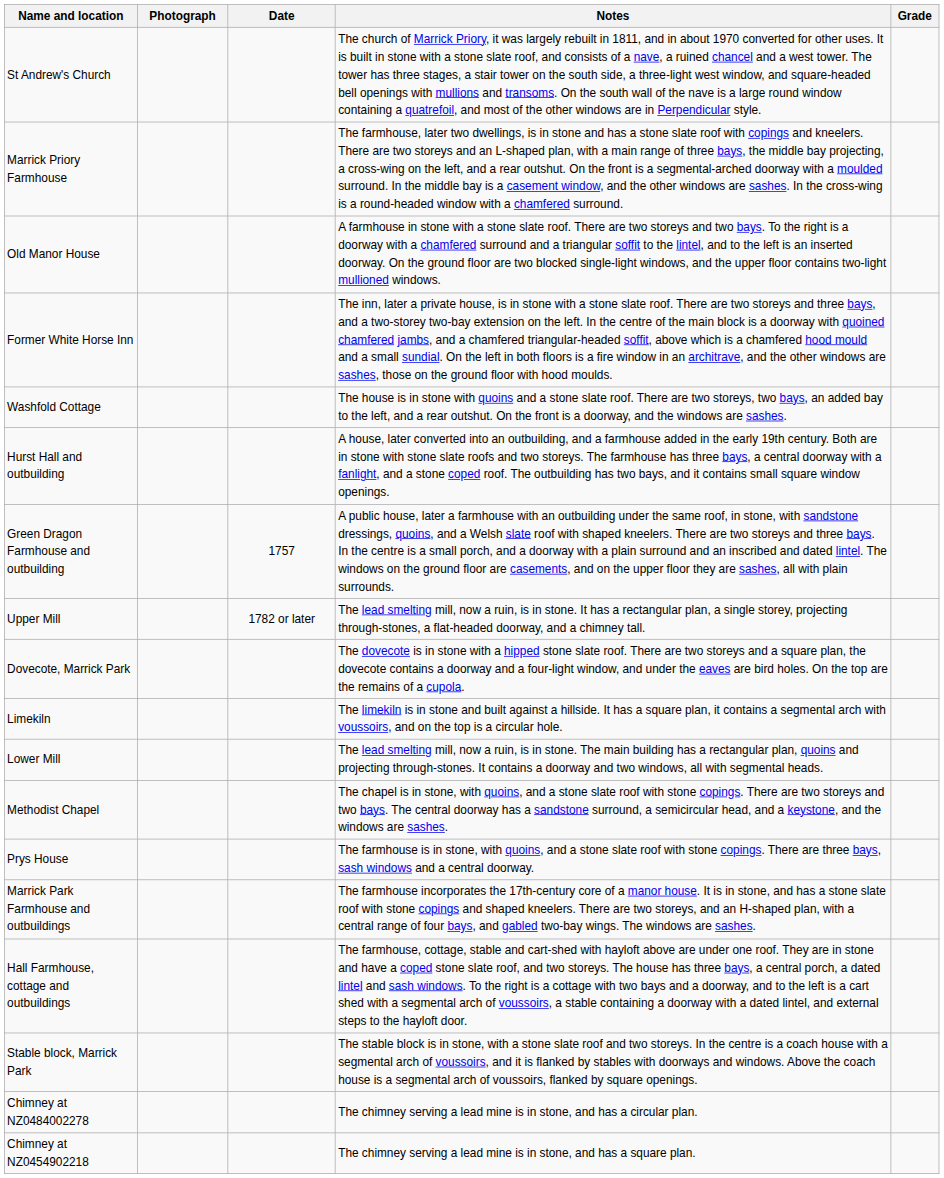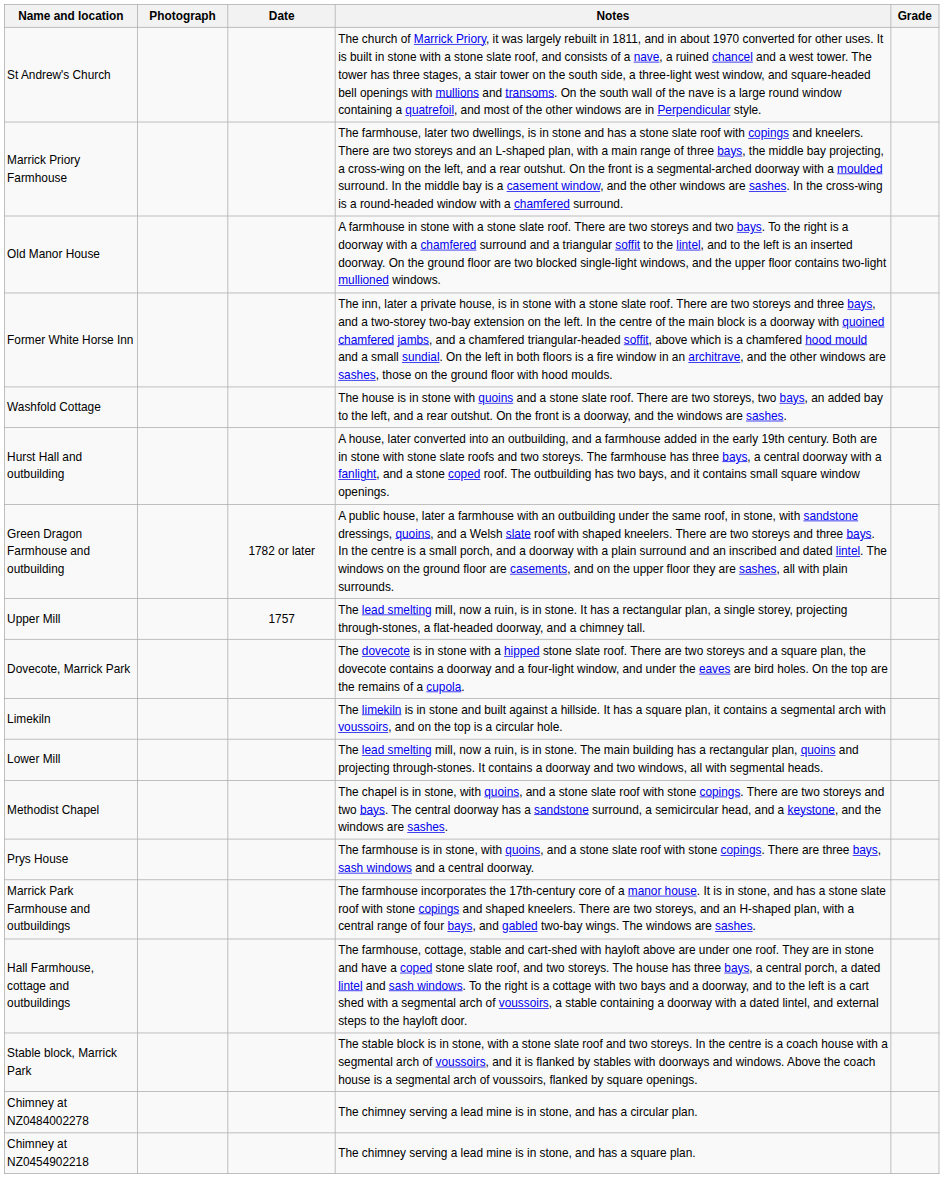(282, 551) 1757 -> (282, 551) 1782 or later
(282, 619) 1782 or later -> (282, 619) 1757
